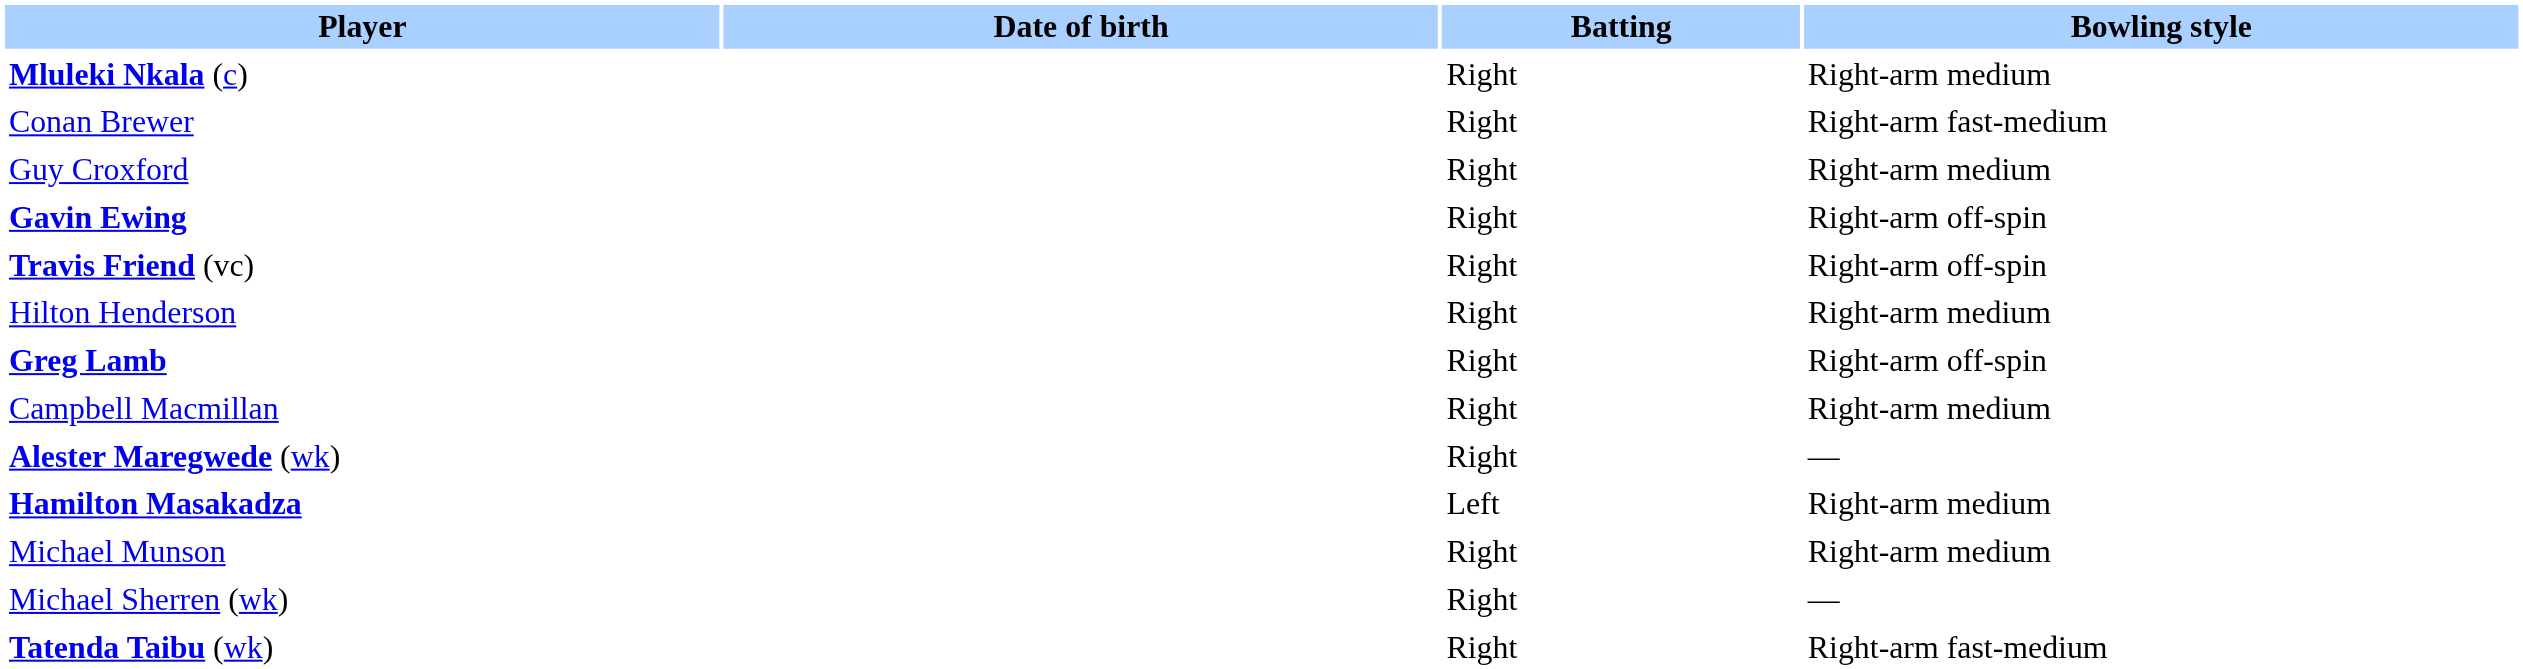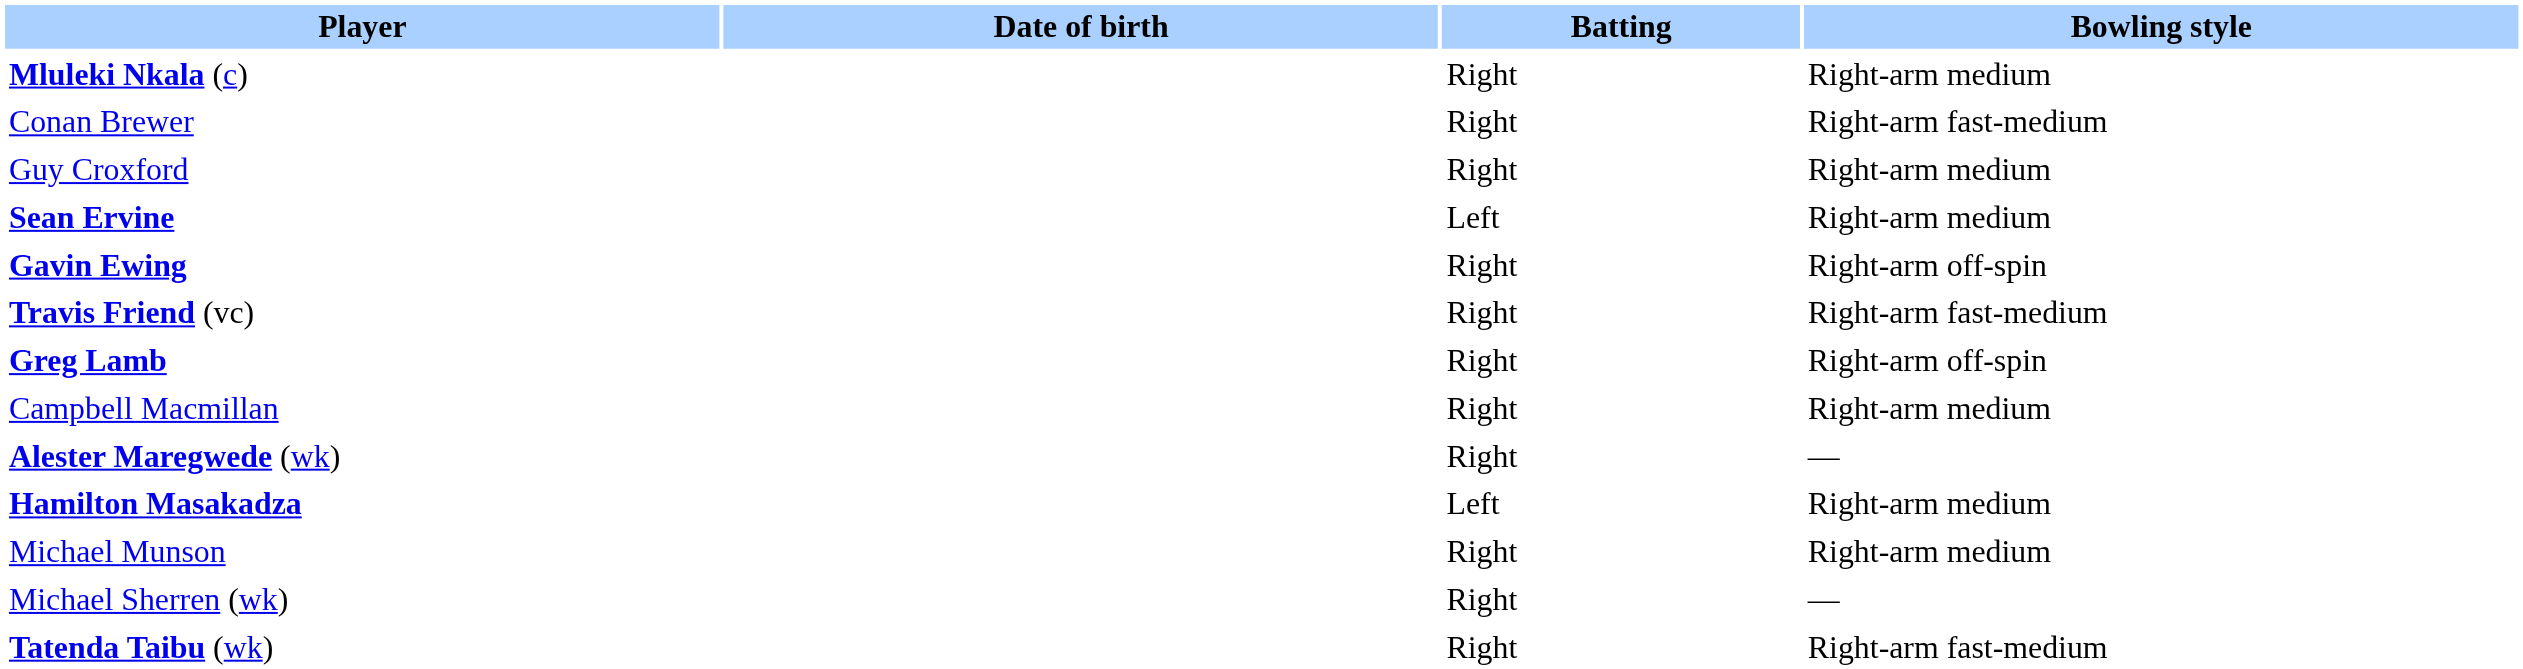+ row: (92, 217)
(1927, 265) Right-arm off-spin -> (1958, 312) Right-arm fast-medium
- row: (123, 312)
